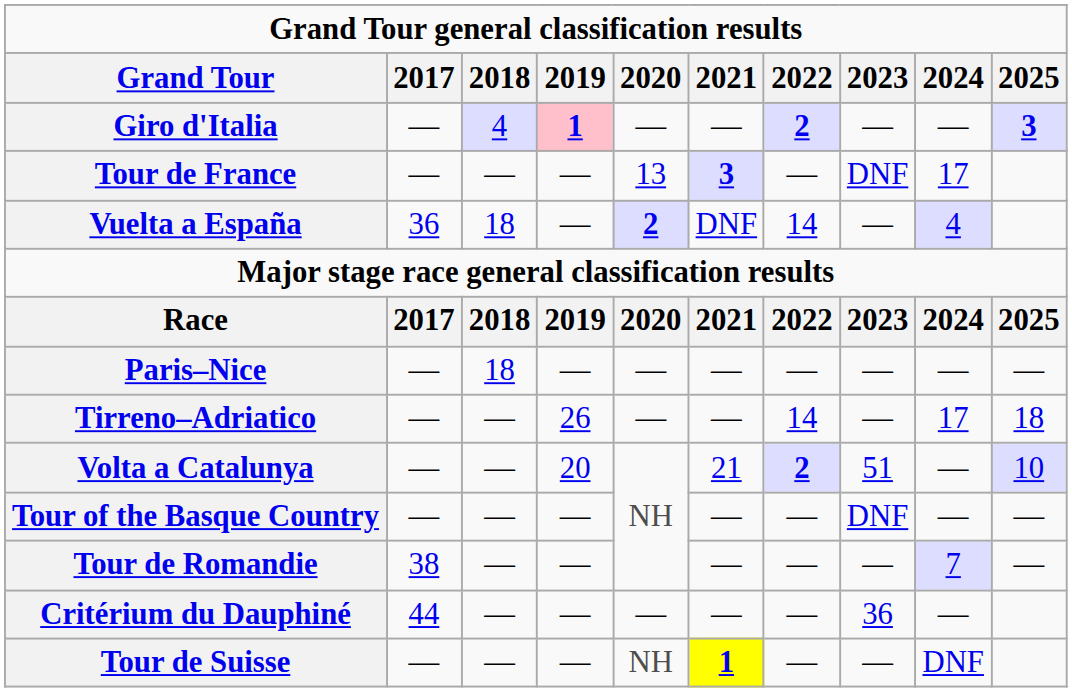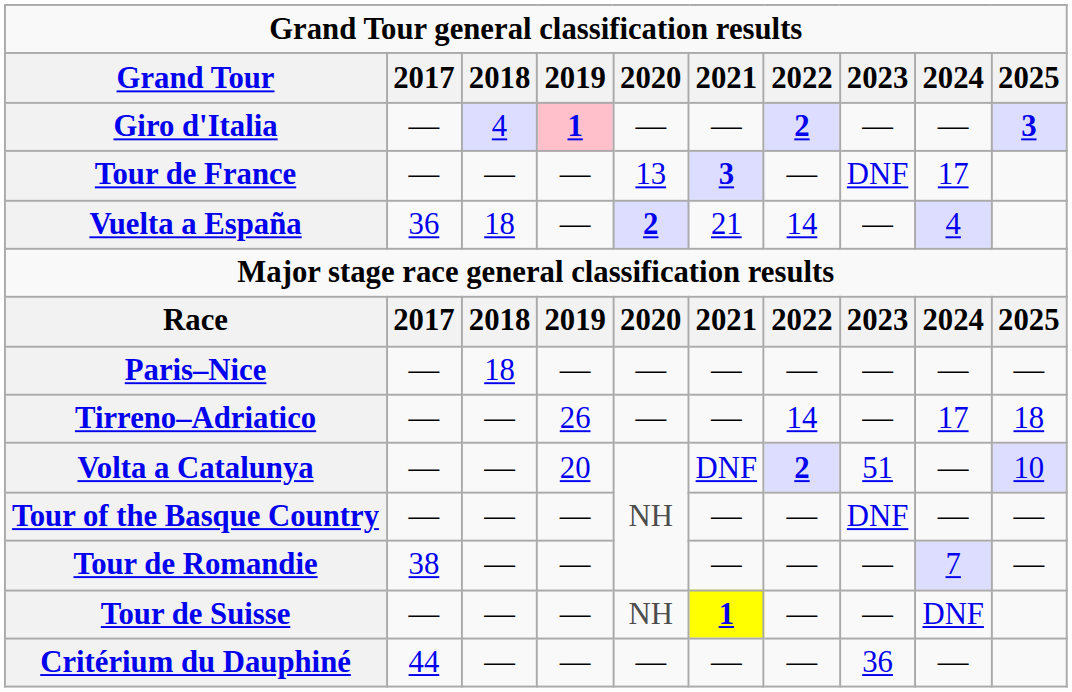(726, 223) DNF -> (726, 223) 21
(726, 467) 21 -> (726, 467) DNF
rows swapped: (196, 613) <-> (196, 662)
